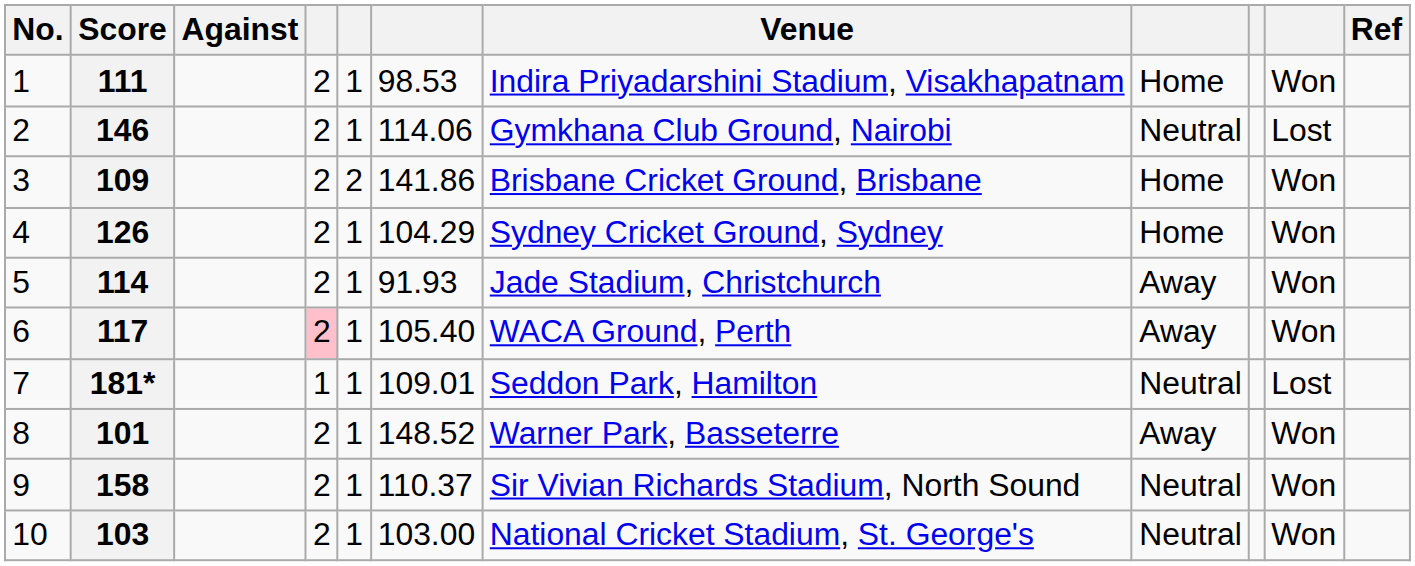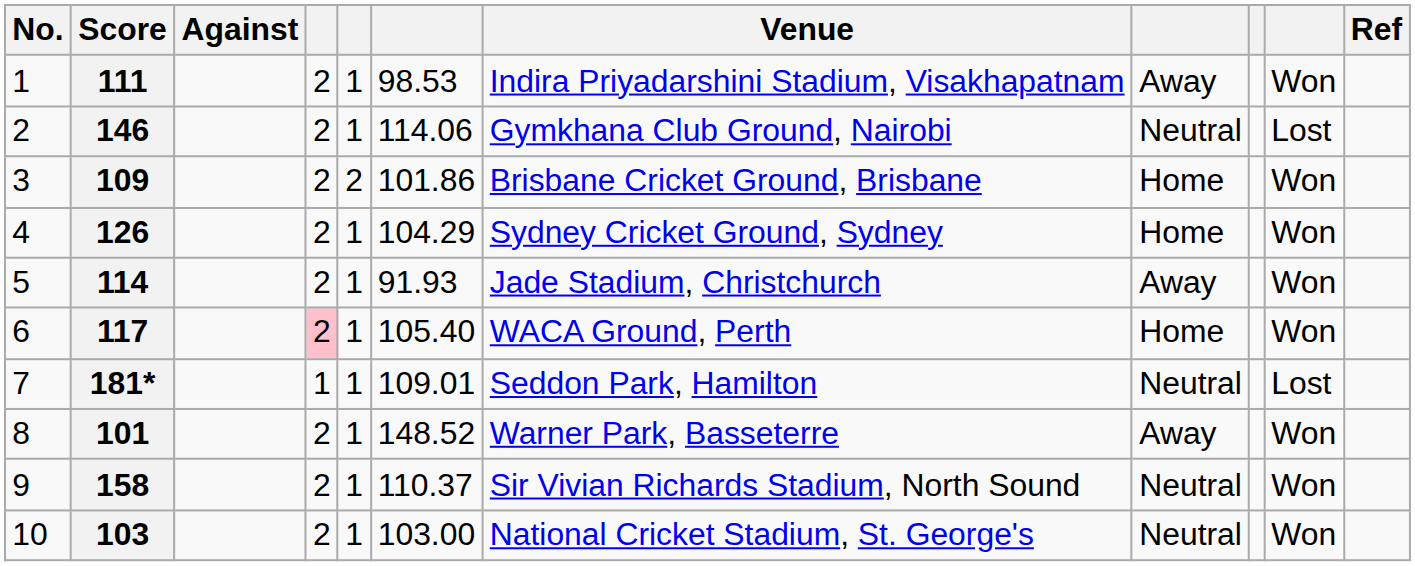(1182, 80) Home -> (1178, 80) Away
(426, 181) 141.86 -> (426, 181) 101.86
(1178, 332) Away -> (1182, 332) Home
